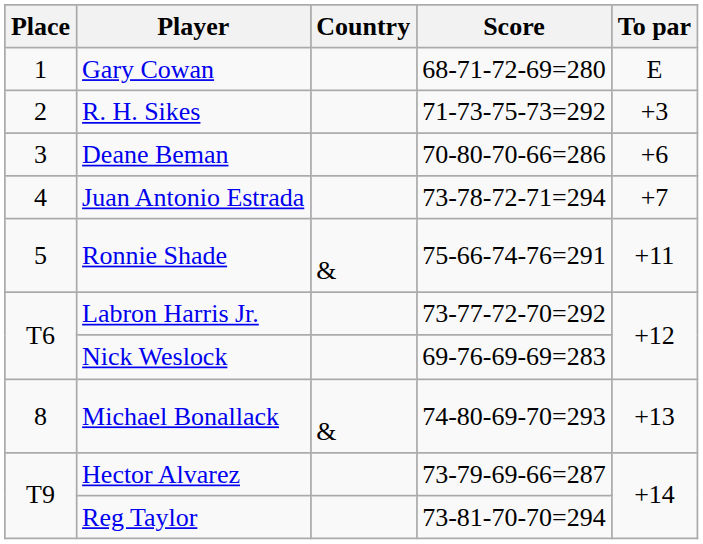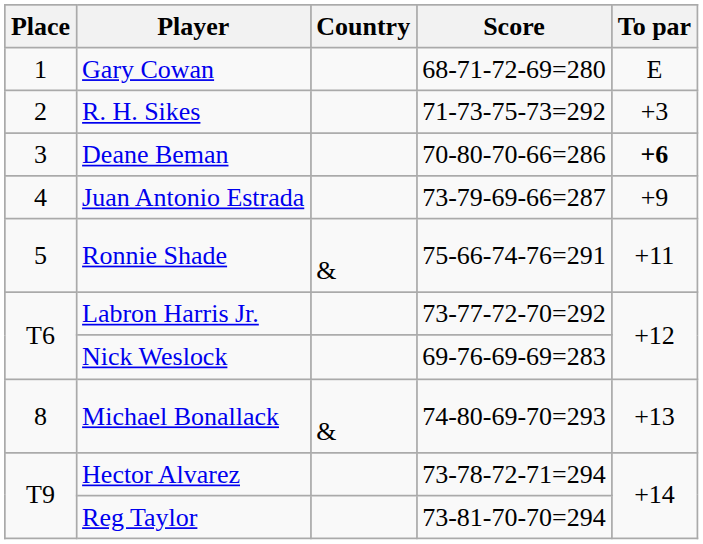(654, 154) normal -> (654, 154) bold
(514, 197) 73-78-72-71=294 -> (514, 197) 73-79-69-66=287
(654, 197) +7 -> (654, 197) +9
(514, 473) 73-79-69-66=287 -> (514, 473) 73-78-72-71=294
